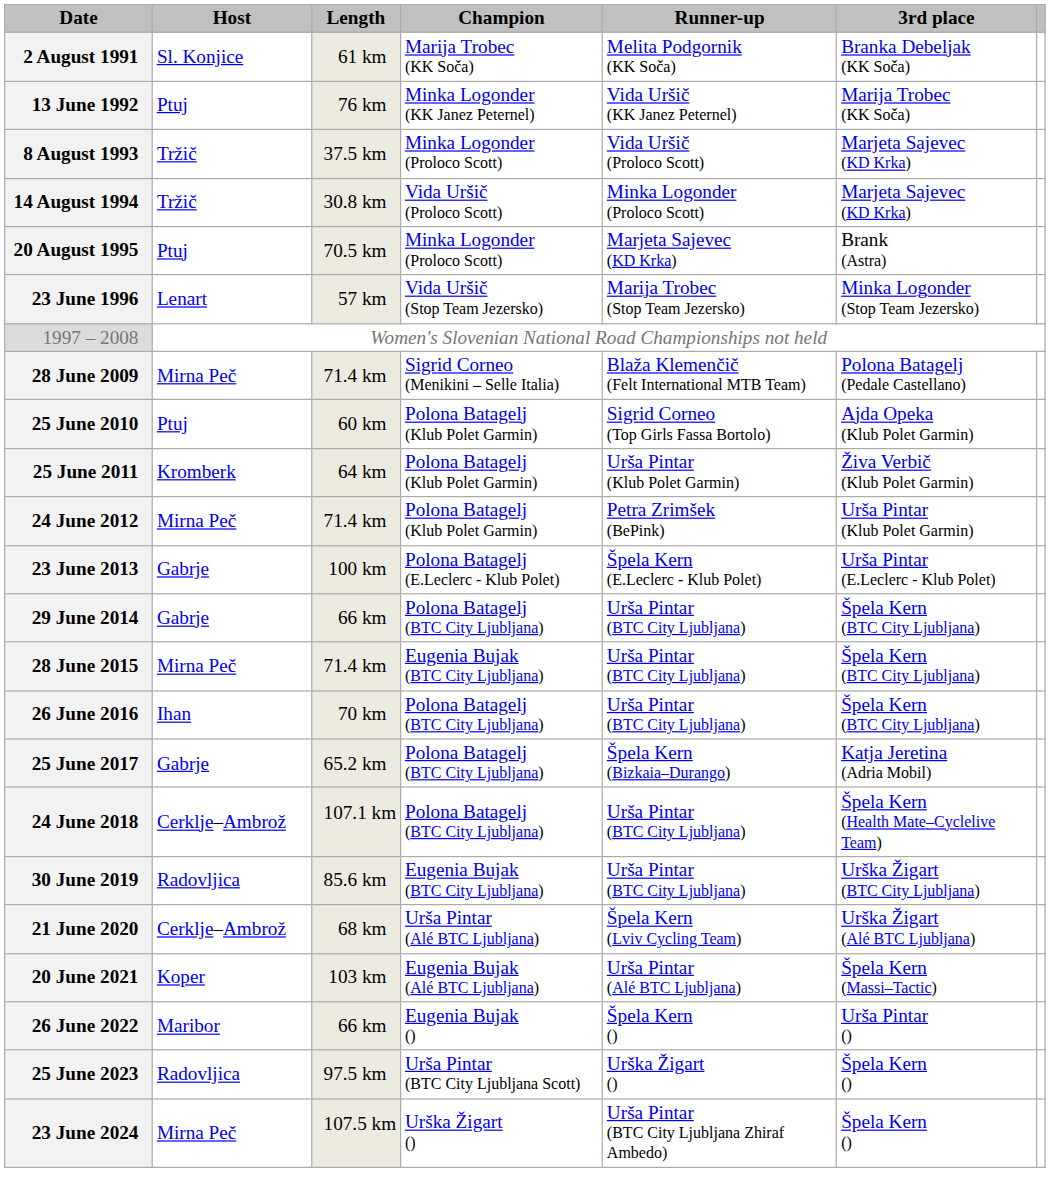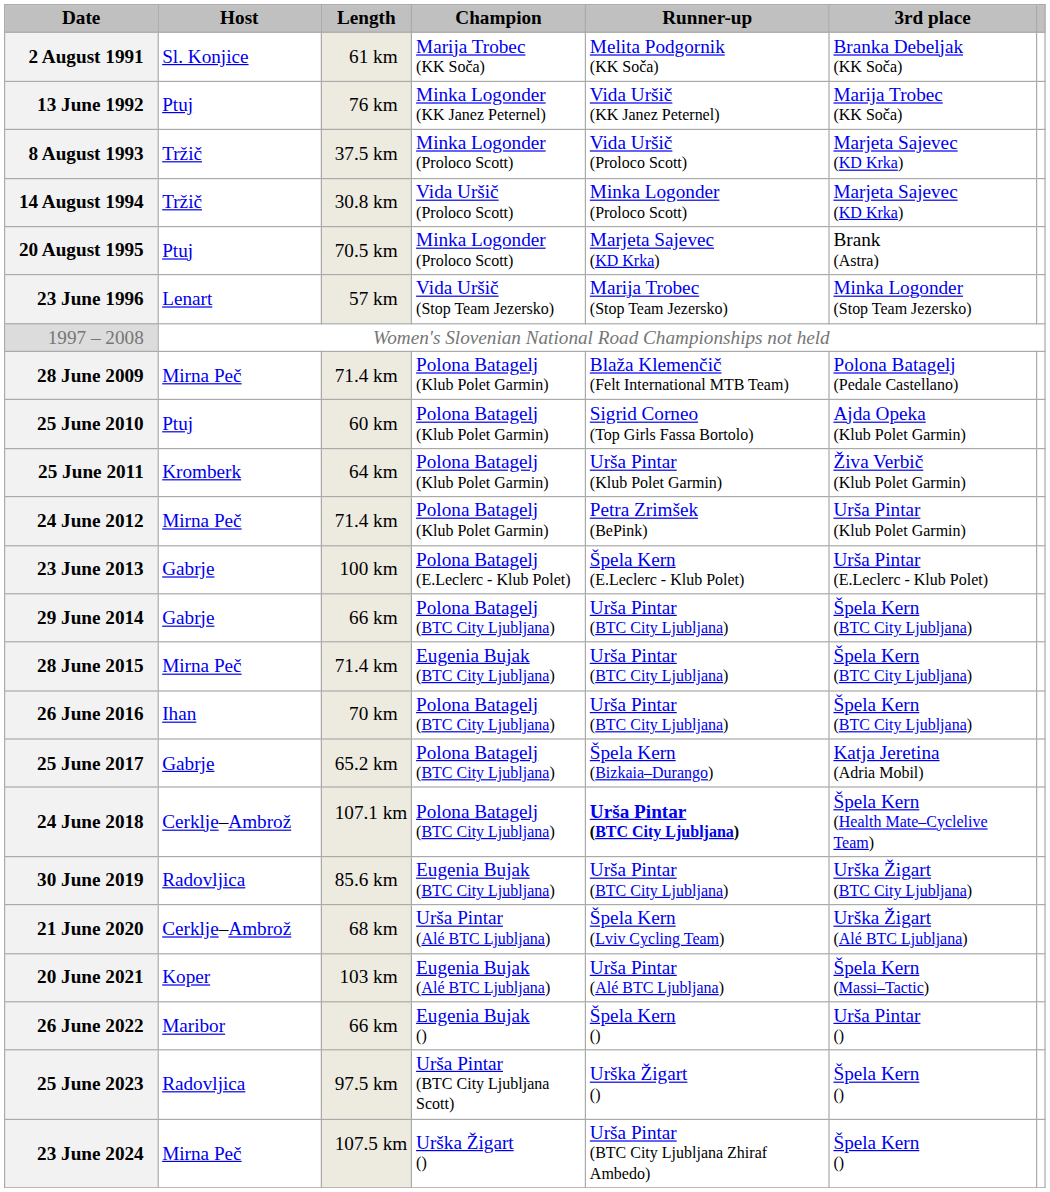(482, 374) Sigrid Corneo (Menikini – Selle Italia) -> (482, 374) Polona Batagelj (Klub Polet Garmin)
(676, 821) normal -> (664, 821) bold
